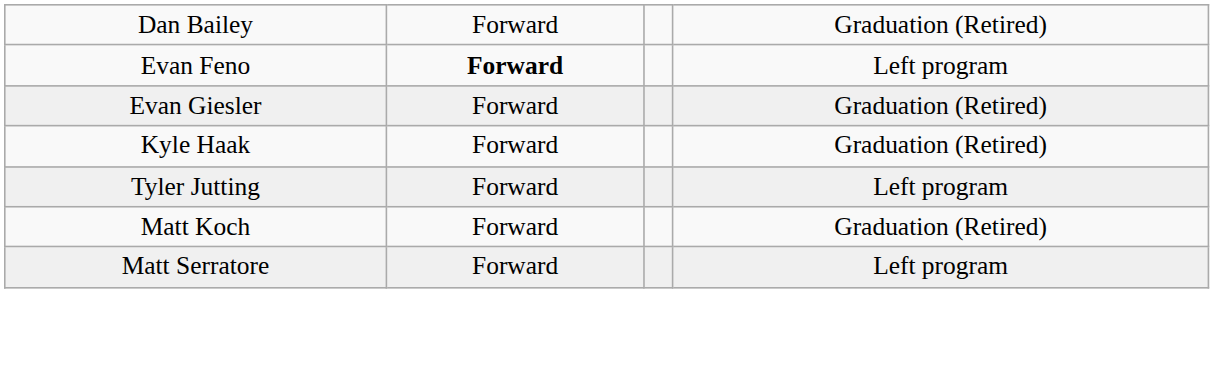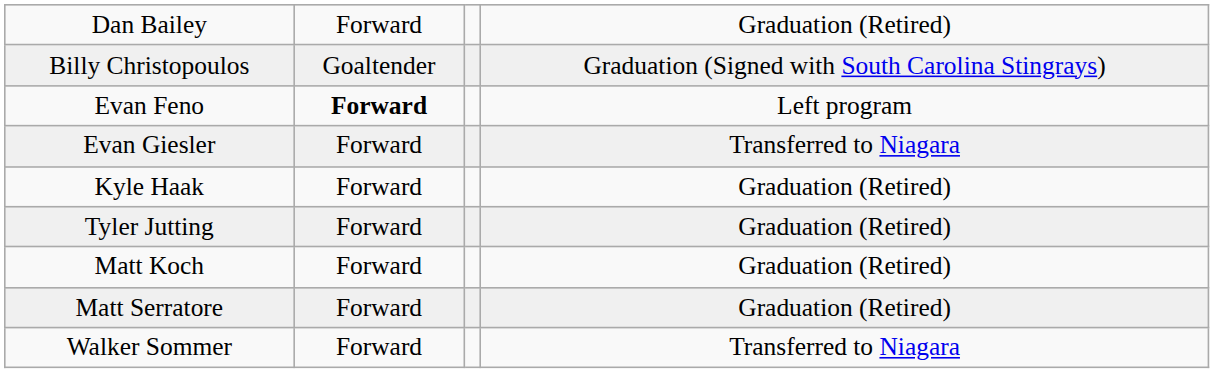+ row: (149, 65)
(941, 105) Graduation (Retired) -> (845, 145) Transferred to Niagara
(941, 186) Left program -> (845, 226) Graduation (Retired)
(941, 266) Left program -> (845, 307) Graduation (Retired)
+ row: (149, 347)
